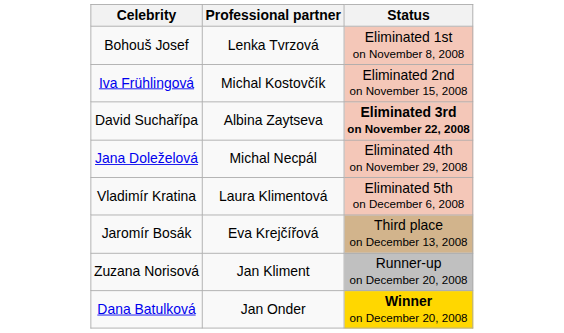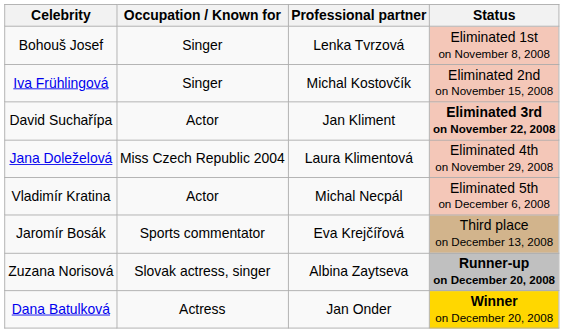+ column: (202, 15)
(273, 120) Albina Zaytseva -> (359, 120) Jan Kliment
(273, 158) Michal Necpál -> (359, 158) Laura Klimentová
(273, 196) Laura Klimentová -> (359, 196) Michal Necpál
(273, 271) Jan Kliment -> (359, 271) Albina Zaytseva
(409, 271) normal -> (494, 271) bold
